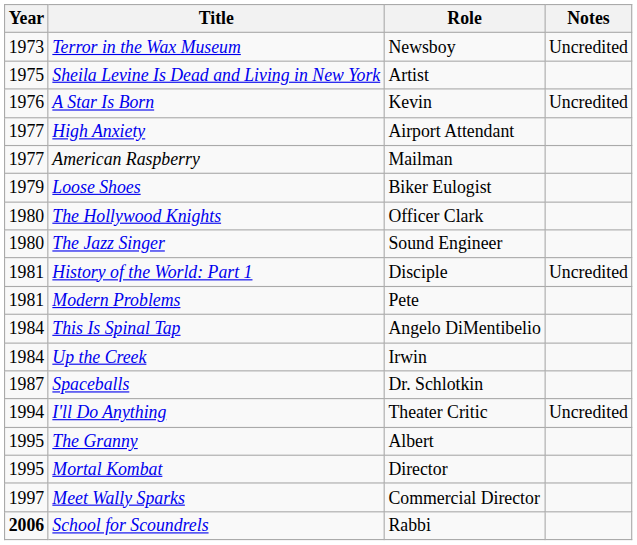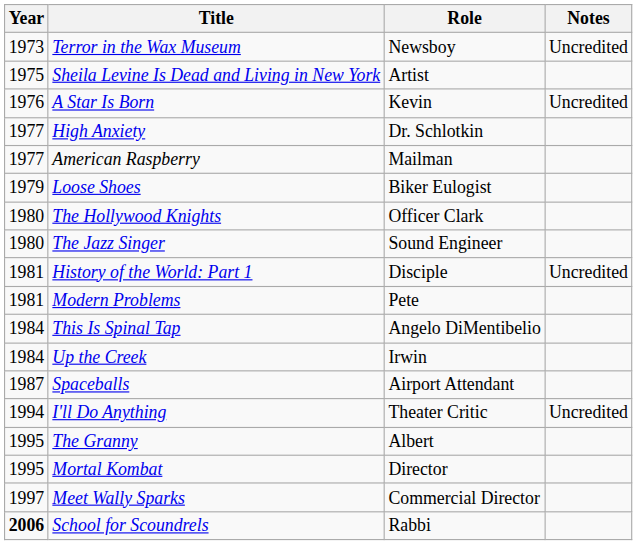(451, 131) Airport Attendant -> (436, 131) Dr. Schlotkin
(436, 384) Dr. Schlotkin -> (451, 384) Airport Attendant
